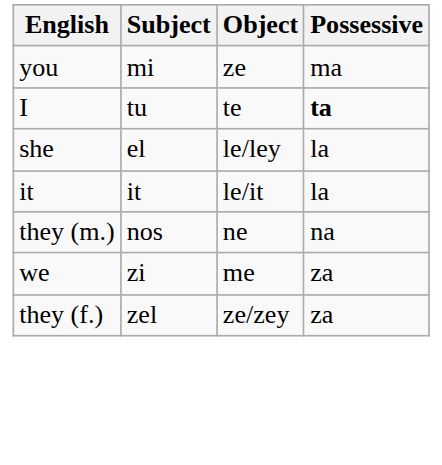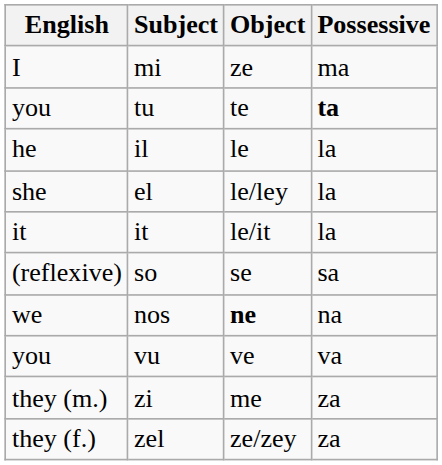(39, 66) you -> (16, 66) I
(23, 107) I -> (31, 107) you
+ row: (141, 149)
+ row: (146, 273)
(67, 231) they (m.) -> (27, 314) we
(235, 231) normal -> (243, 314) bold
+ row: (147, 356)
(34, 273) we -> (60, 397) they (m.)
